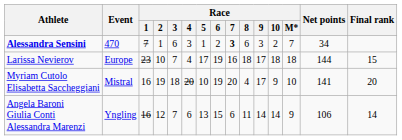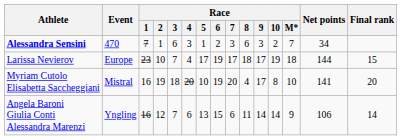(232, 44) bold -> (232, 44) normal
(232, 60) 16 -> (232, 60) 17
(275, 60) 18 -> (275, 60) 19
(275, 82) 9 -> (275, 82) 8
